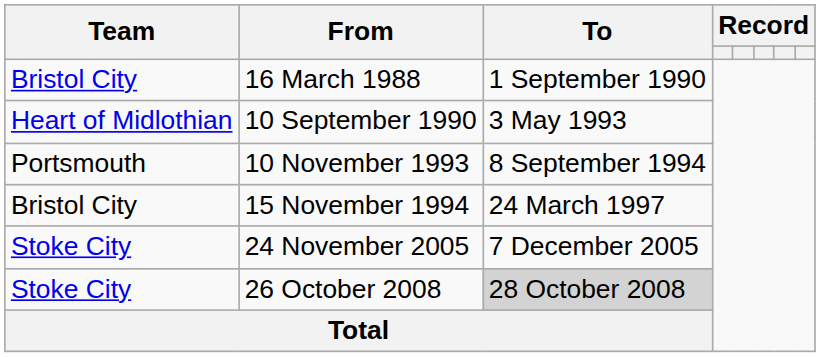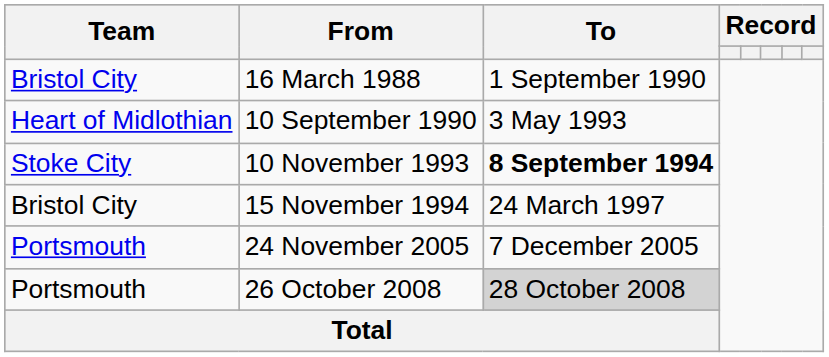(78, 163) Portsmouth -> (71, 163) Stoke City
(597, 163) normal -> (601, 163) bold
(71, 246) Stoke City -> (78, 246) Portsmouth
(71, 288) Stoke City -> (78, 288) Portsmouth
